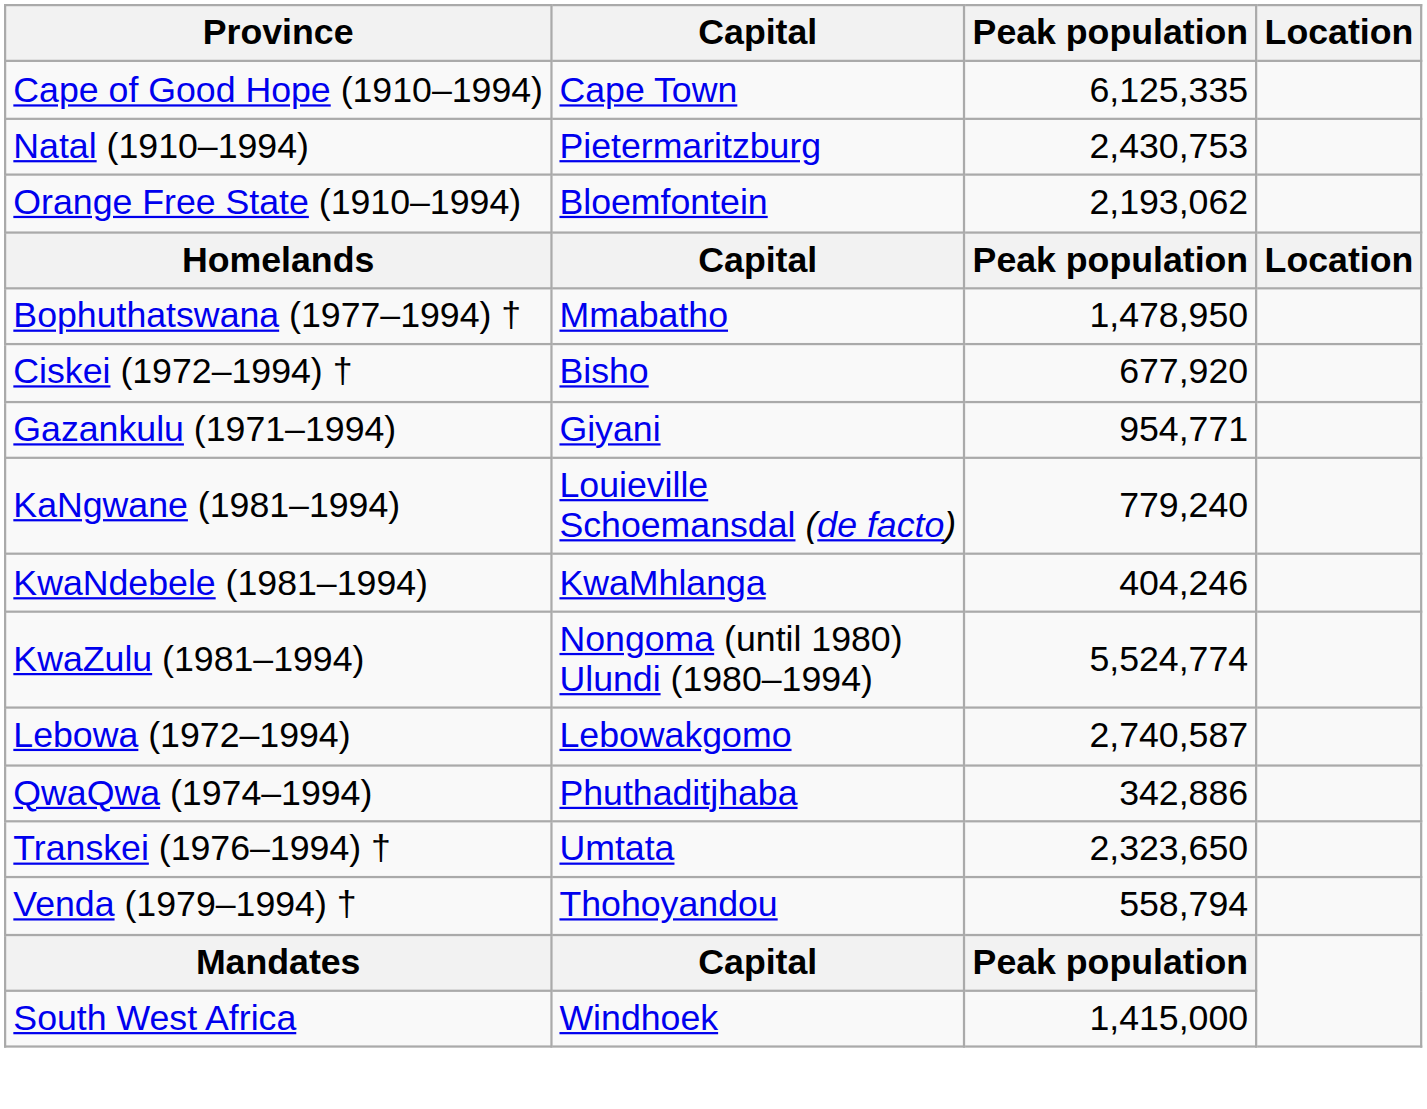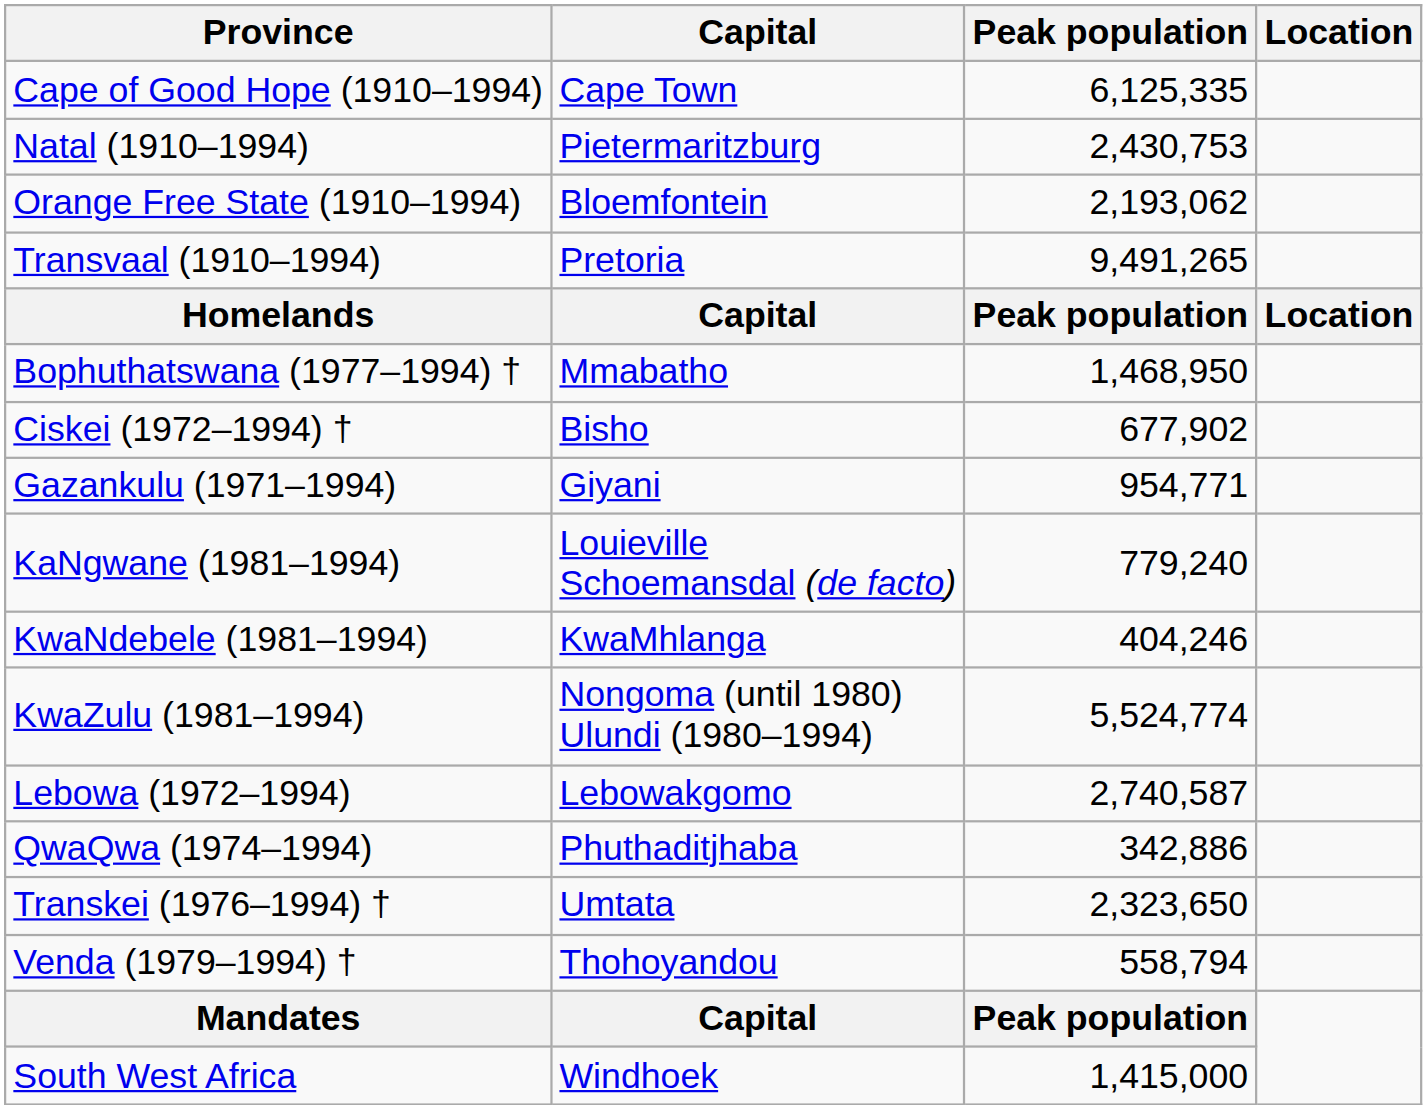+ row: (197, 259)
(1169, 315) 1,478,950 -> (1169, 372) 1,468,950
(1184, 372) 677,920 -> (1184, 428) 677,902
